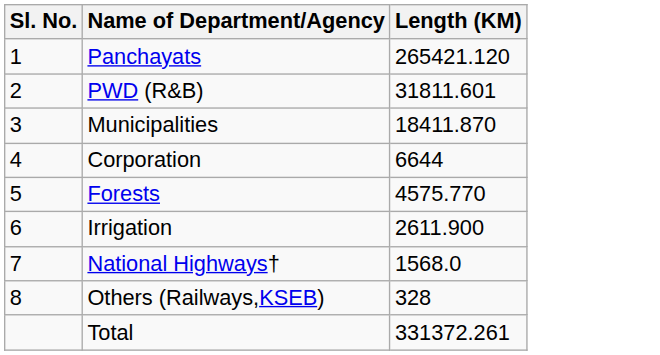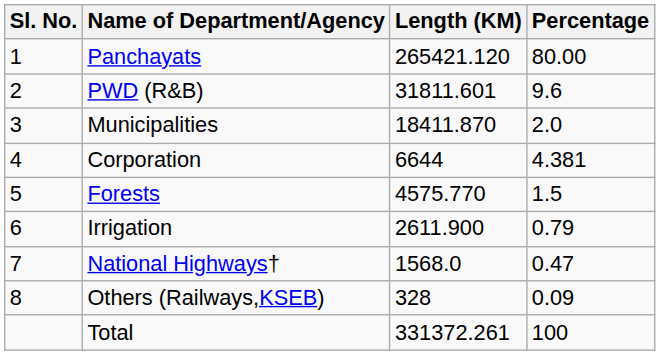+ column: (591, 21)
